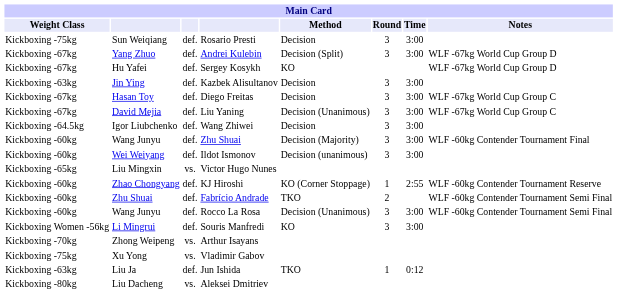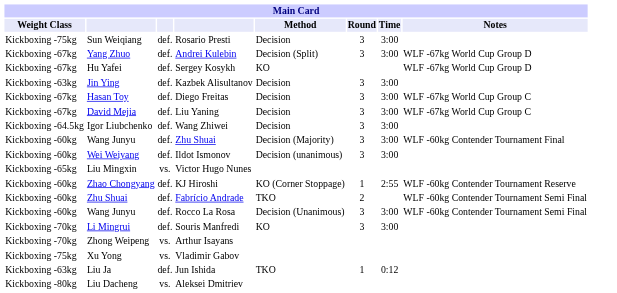(325, 111) Decision (Unanimous) -> (273, 111) Decision
(57, 227) Kickboxing Women -56kg -> (41, 227) Kickboxing -70kg
